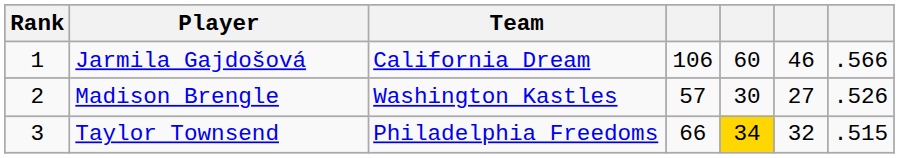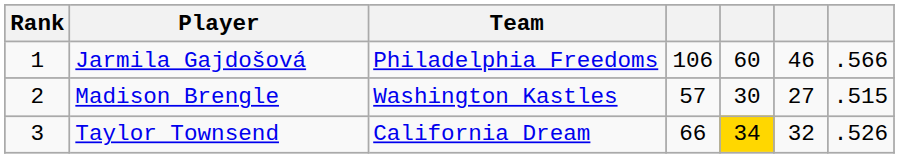(482, 60) California Dream -> (516, 60) Philadelphia Freedoms
(861, 97) .526 -> (861, 97) .515
(516, 134) Philadelphia Freedoms -> (482, 134) California Dream
(861, 134) .515 -> (861, 134) .526
